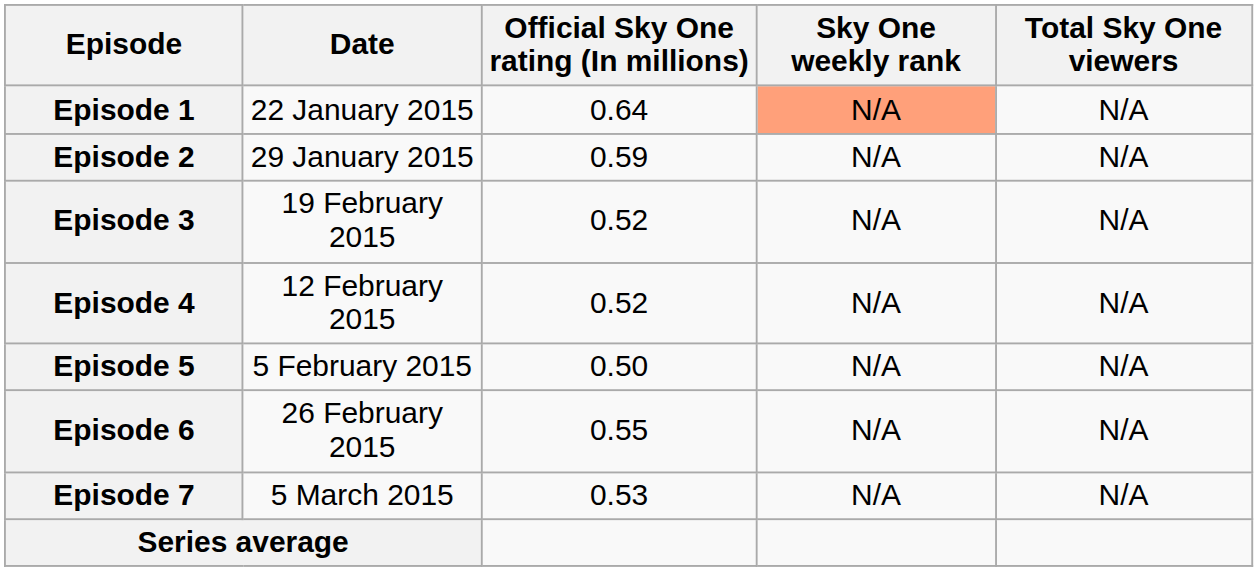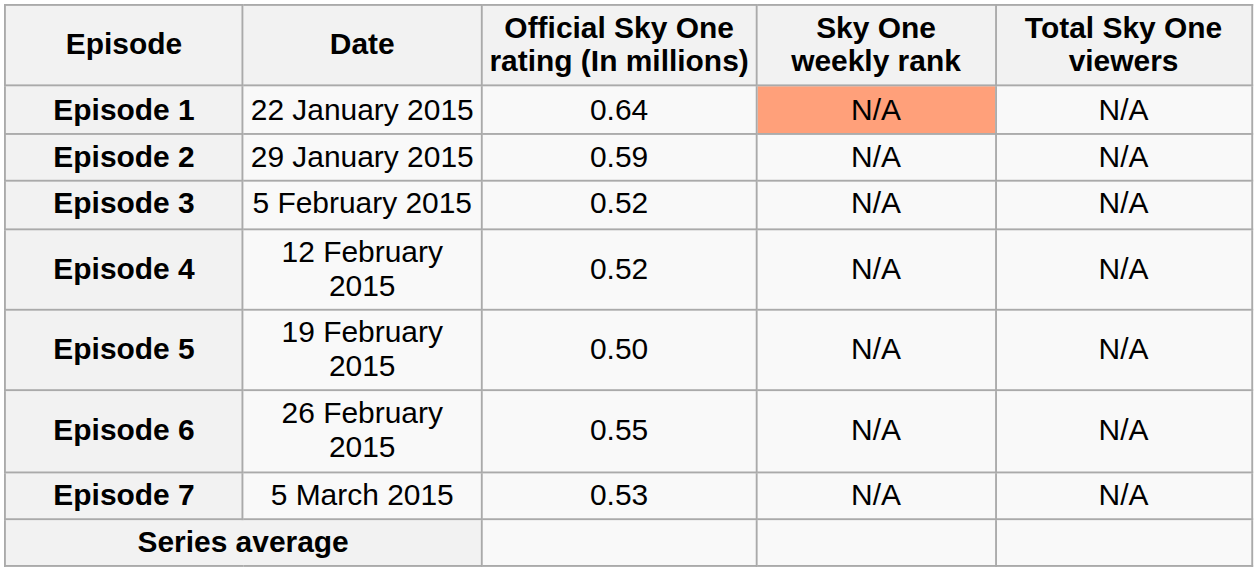(362, 221) 19 February 2015 -> (362, 204) 5 February 2015
(362, 366) 5 February 2015 -> (362, 349) 19 February 2015
